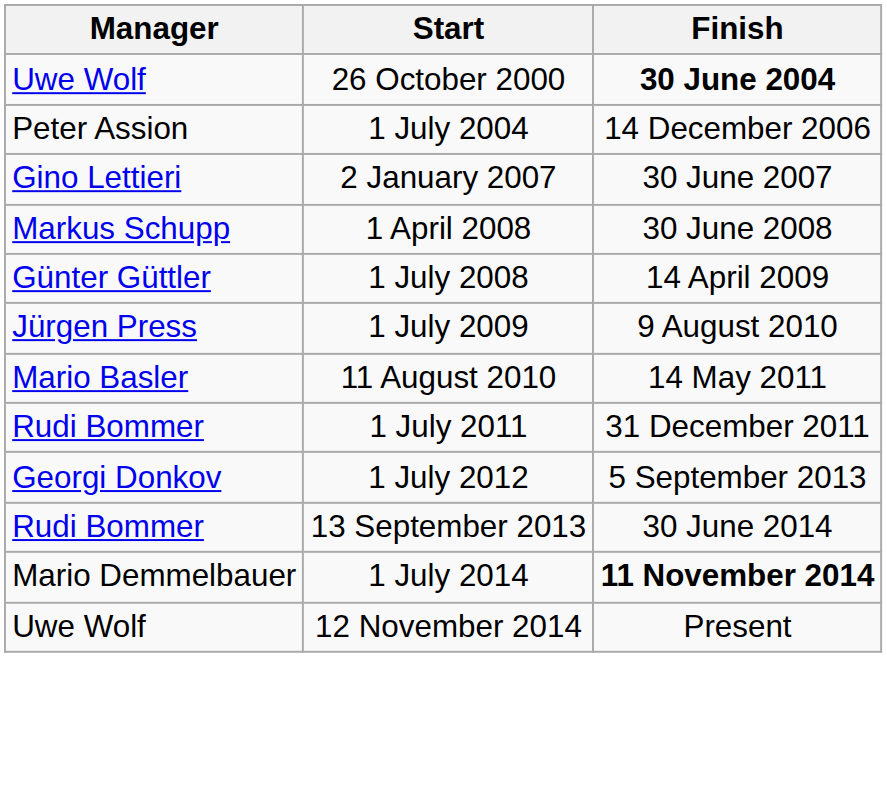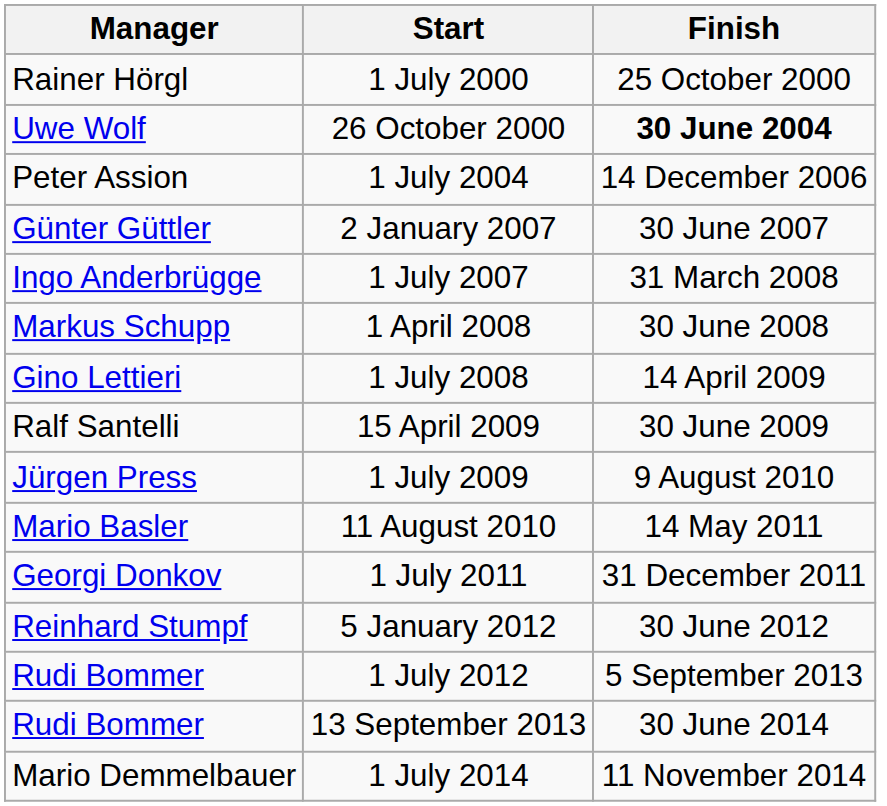+ row: (448, 79)
(97, 178) Gino Lettieri -> (112, 228) Günter Güttler
+ row: (448, 278)
(112, 278) Günter Güttler -> (97, 377) Gino Lettieri
+ row: (448, 427)
(108, 427) Rudi Bommer -> (117, 576) Georgi Donkov
+ row: (448, 626)
(117, 476) Georgi Donkov -> (108, 675) Rudi Bommer
(738, 576) bold -> (734, 775) normal
- row: (448, 626)
